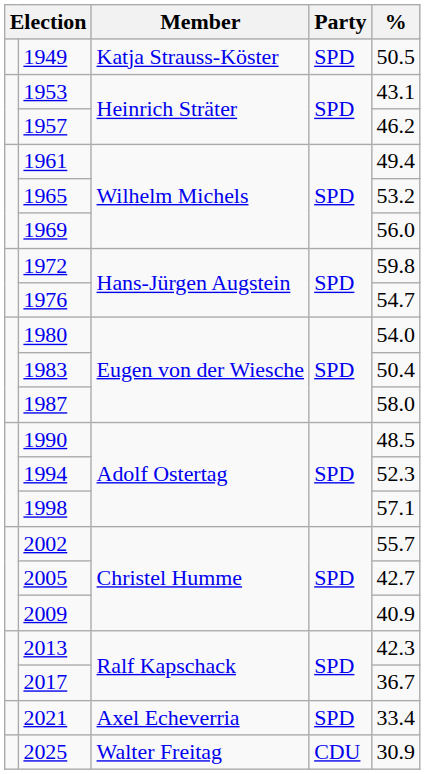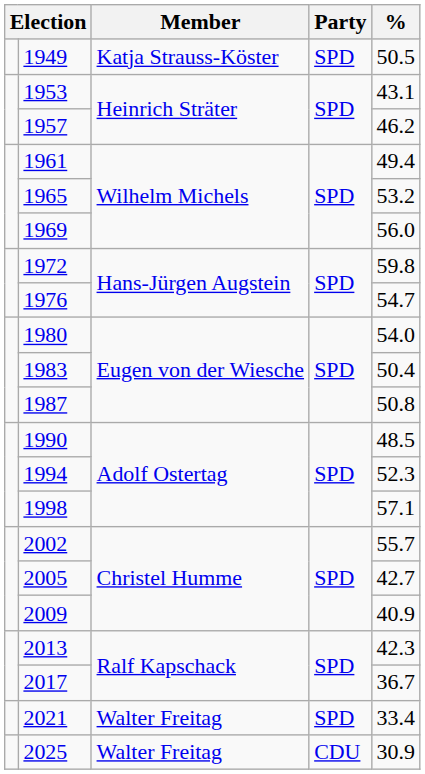(396, 404) 58.0 -> (396, 404) 50.8
(168, 717) Axel Echeverria -> (159, 717) Walter Freitag
